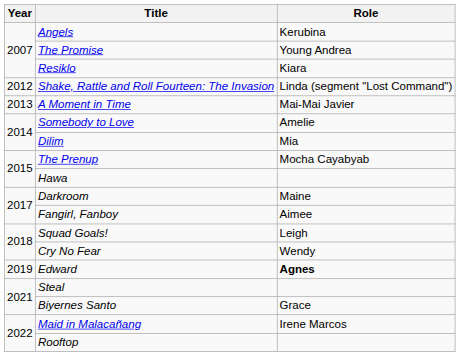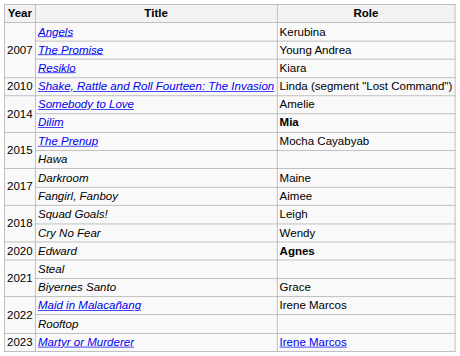(20, 86) 2012 -> (20, 86) 2010
- row: (84, 104)
(289, 141) normal -> (289, 123) bold
(20, 269) 2019 -> (20, 251) 2020
+ row: (86, 342)
